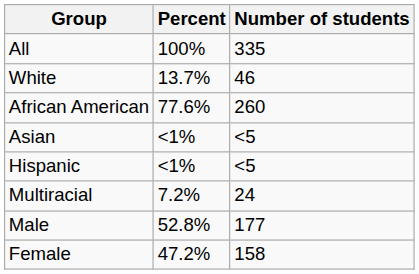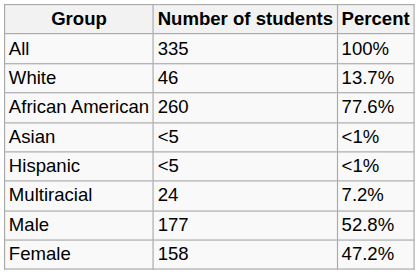columns swapped: (322, 19) <-> (192, 19)
